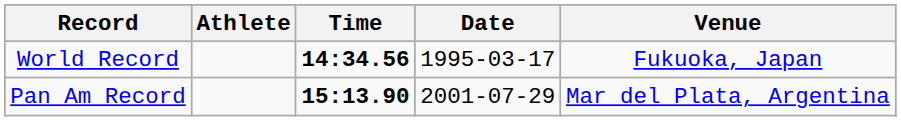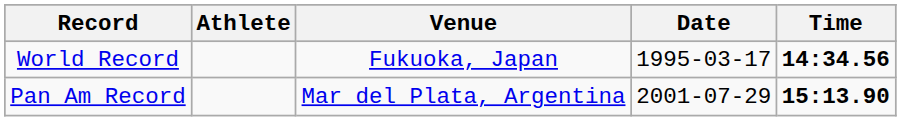columns swapped: (356, 23) <-> (728, 23)
